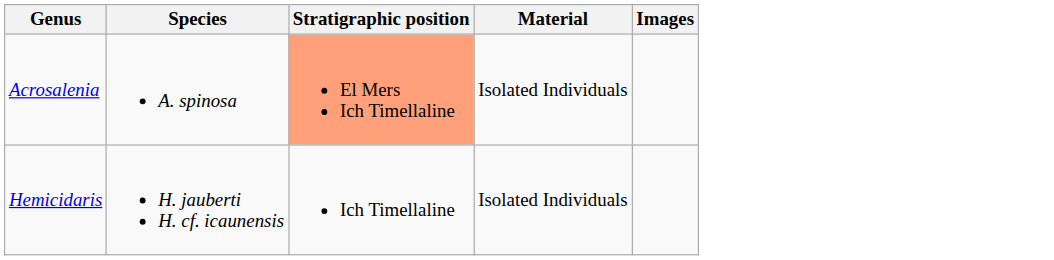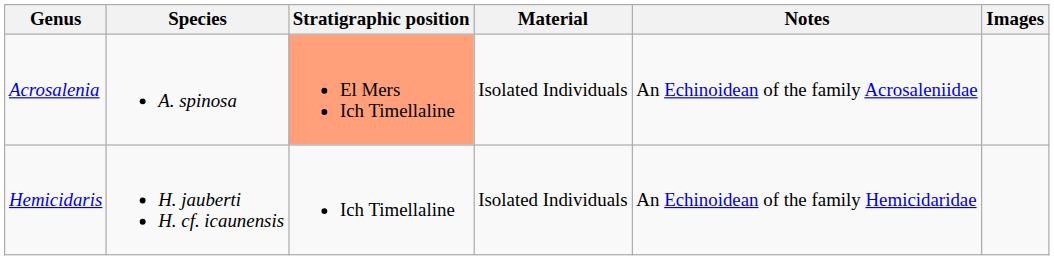+ column: (807, 19)
